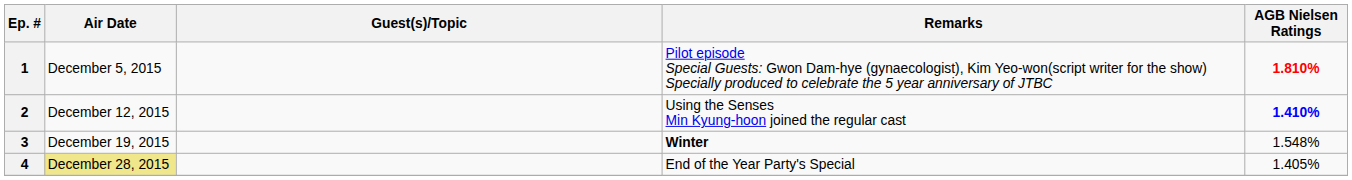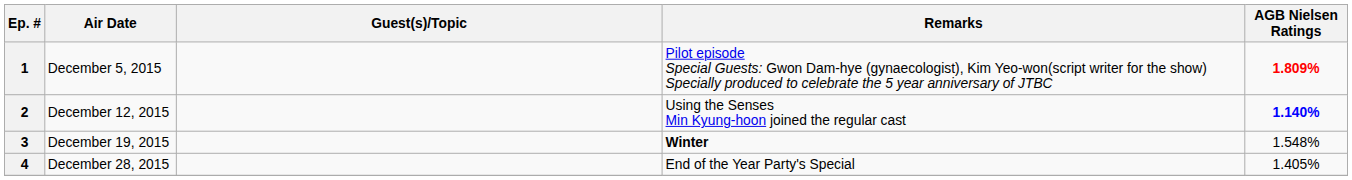(1296, 68) 1.810% -> (1296, 68) 1.809%
(1296, 113) 1.410% -> (1296, 113) 1.140%
(108, 165) khaki background -> (108, 165) no background
